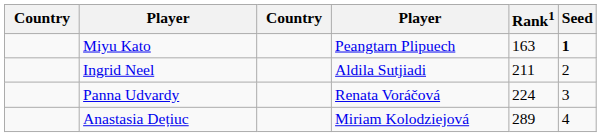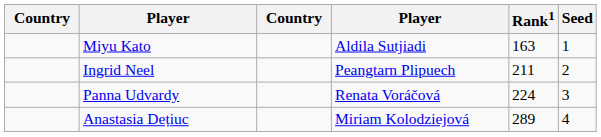(395, 45) Peangtarn Plipuech -> (381, 45) Aldila Sutjiadi
(566, 45) bold -> (566, 45) normal
(381, 70) Aldila Sutjiadi -> (395, 70) Peangtarn Plipuech
